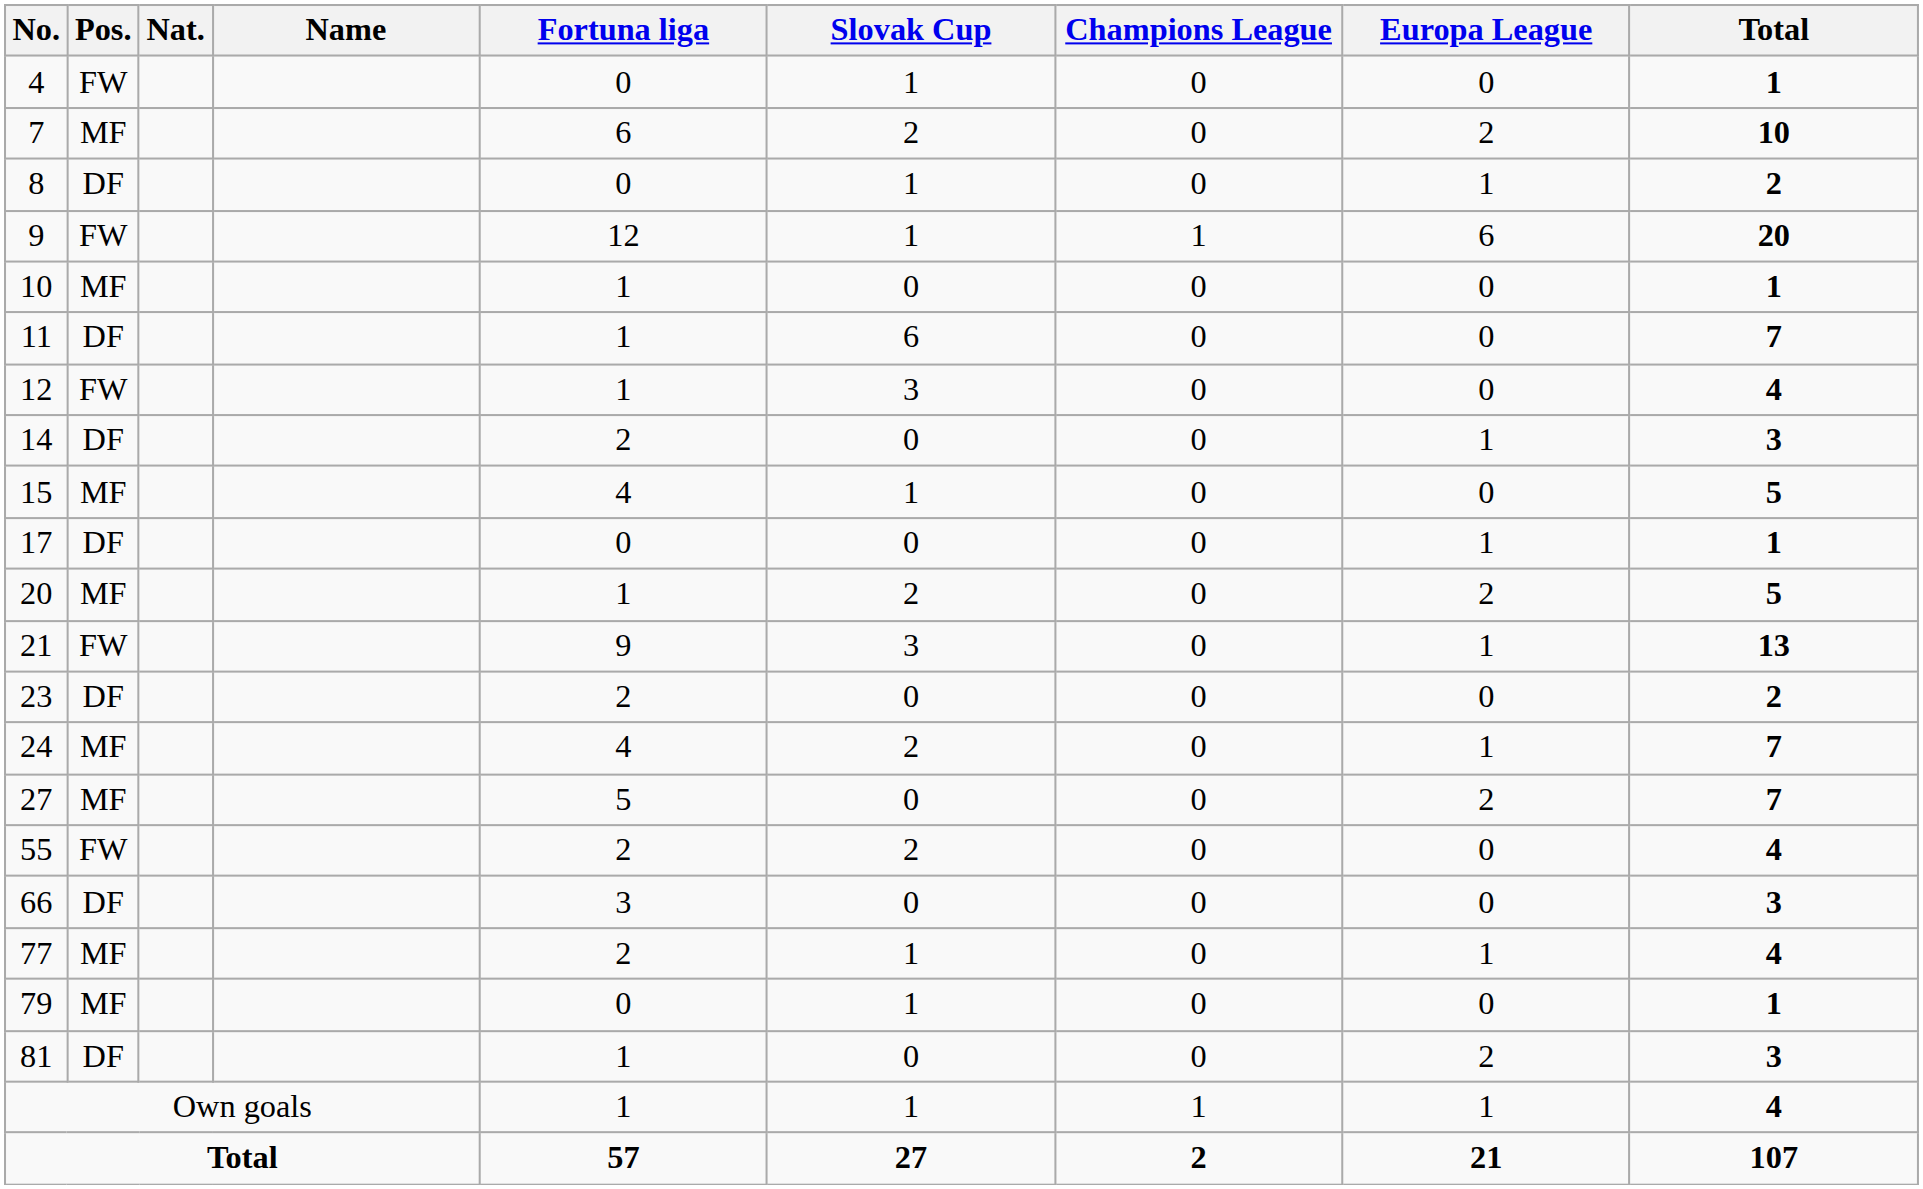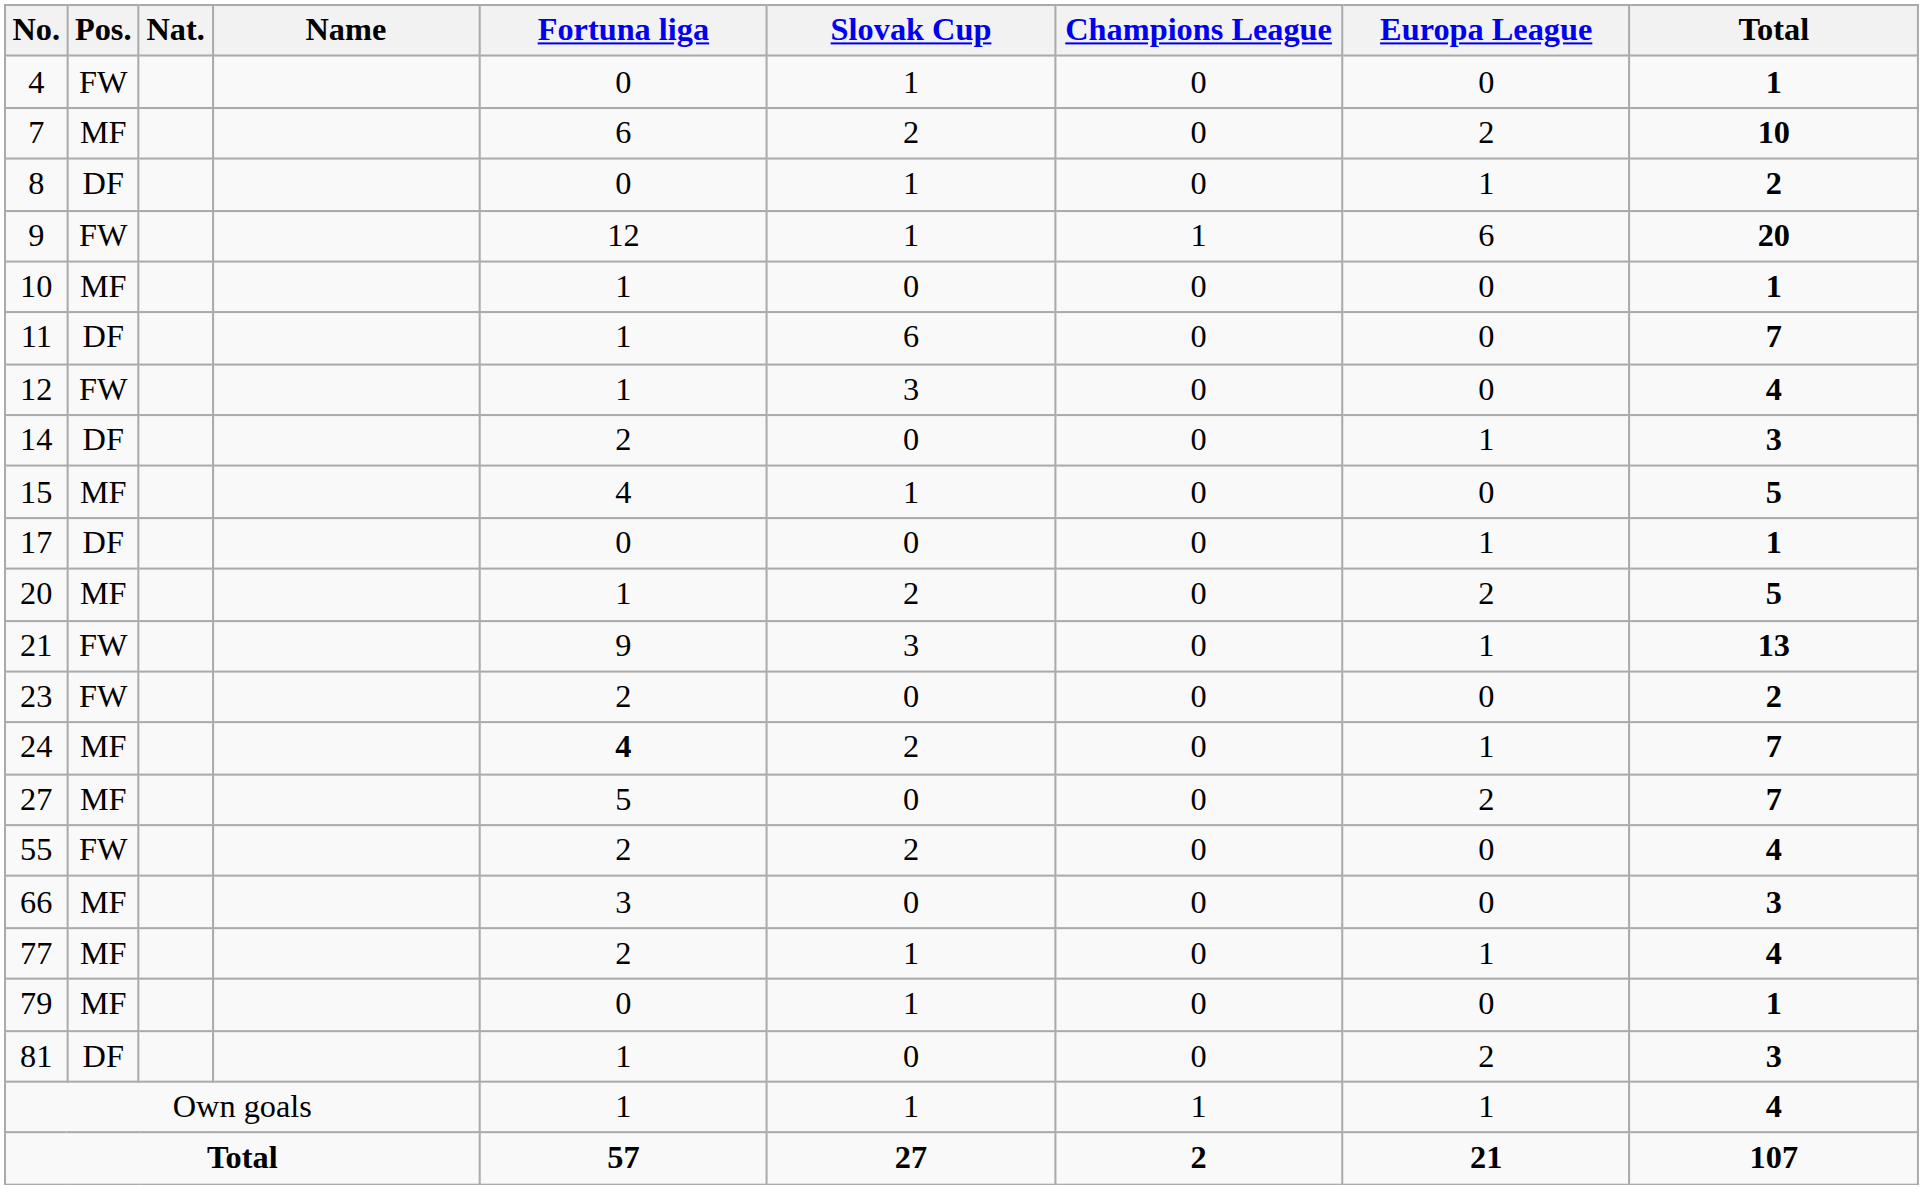(103, 696) DF -> (103, 696) FW
(623, 747) normal -> (623, 747) bold
(103, 901) DF -> (103, 901) MF
